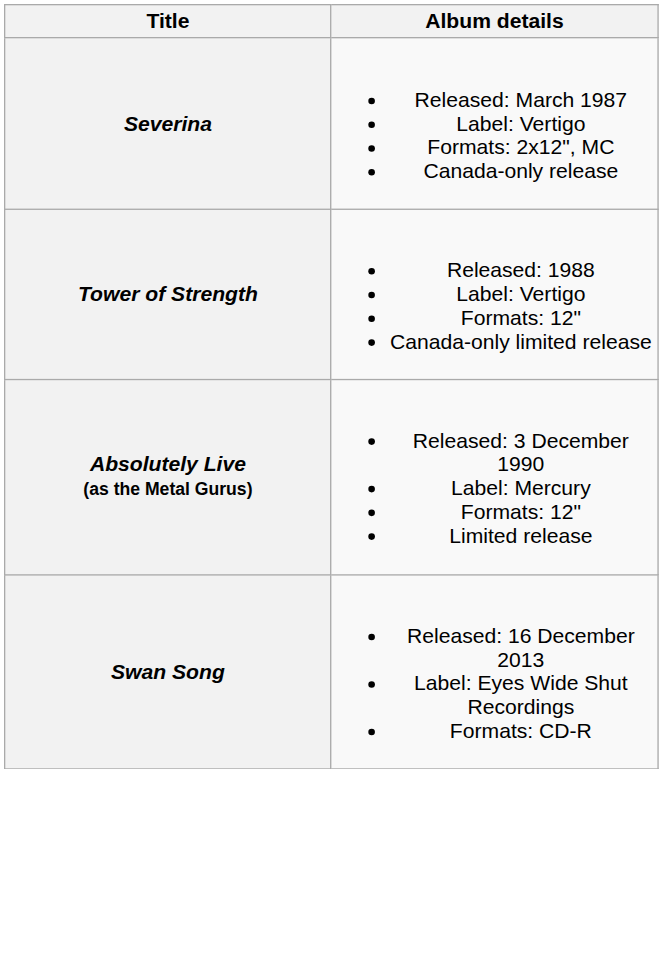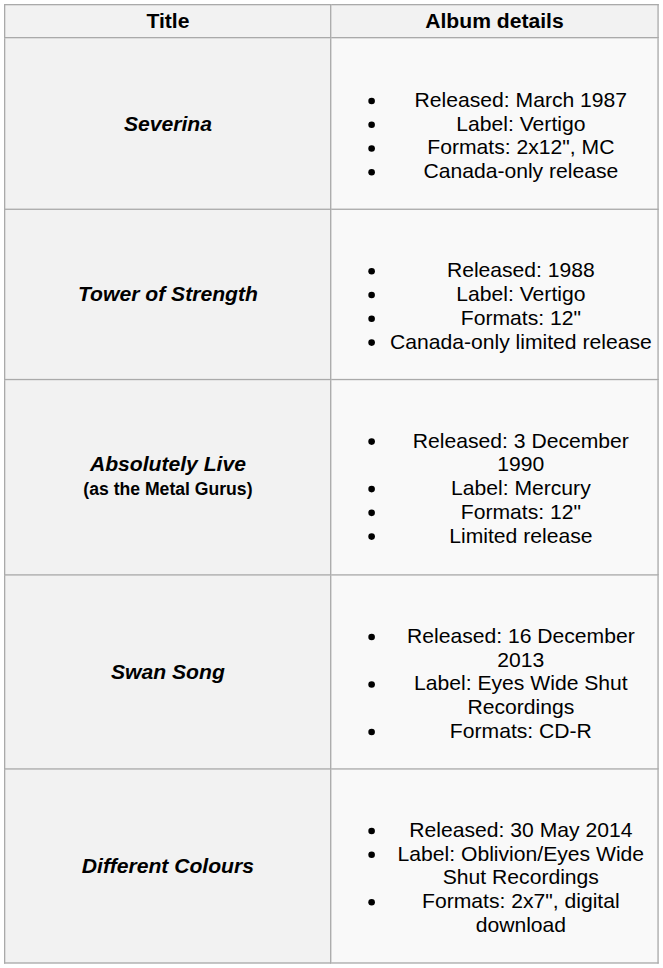+ row: (168, 865)
